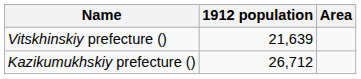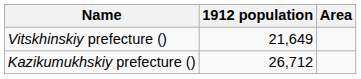(291, 39) 21,639 -> (291, 39) 21,649
